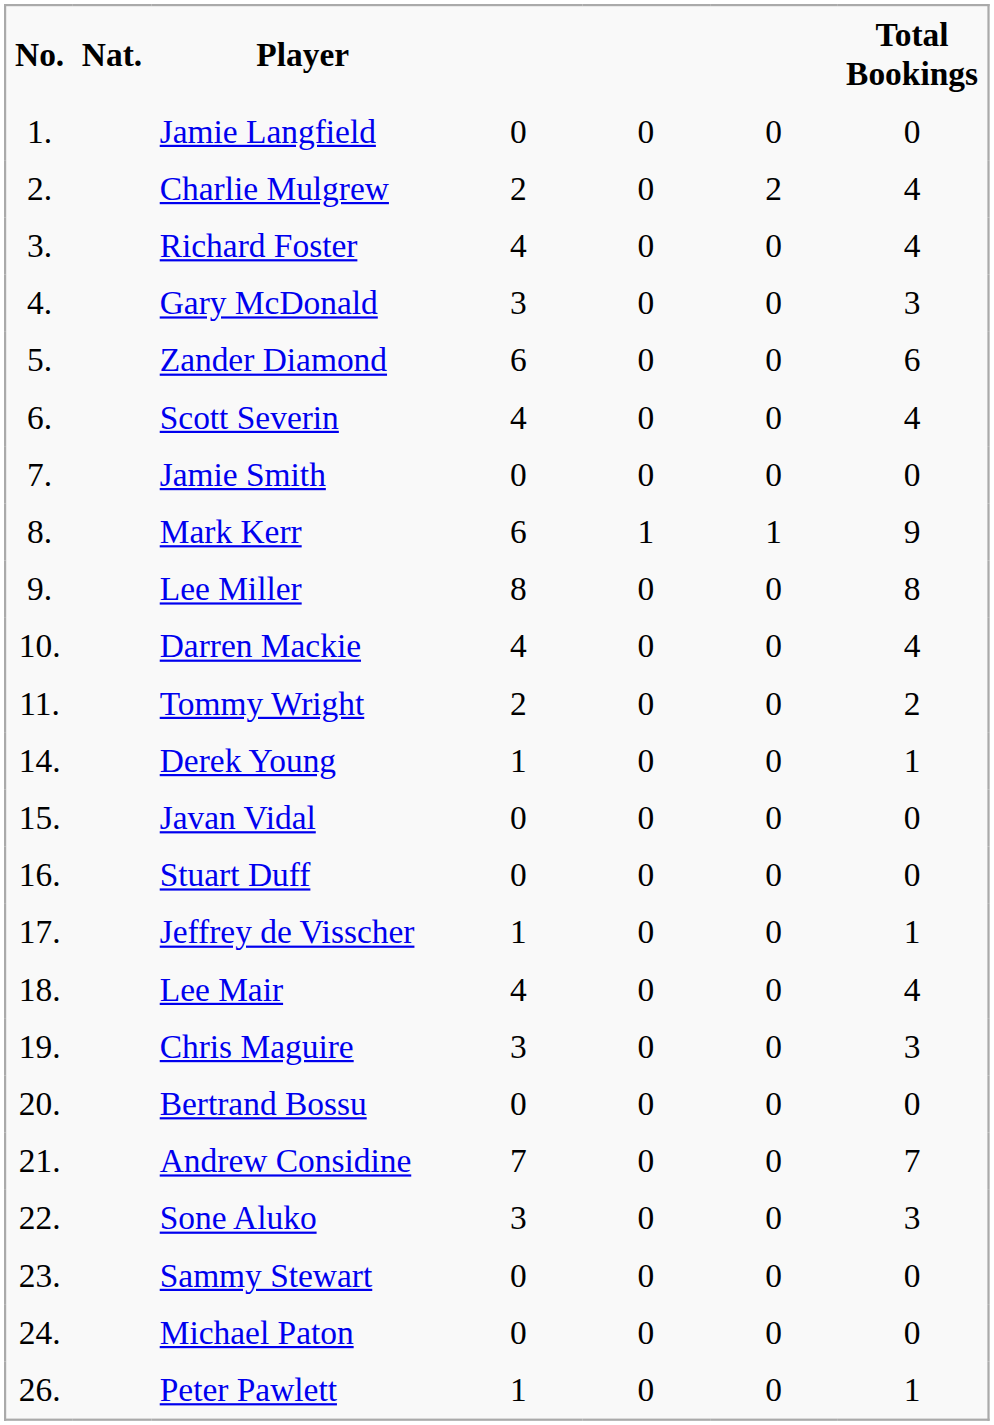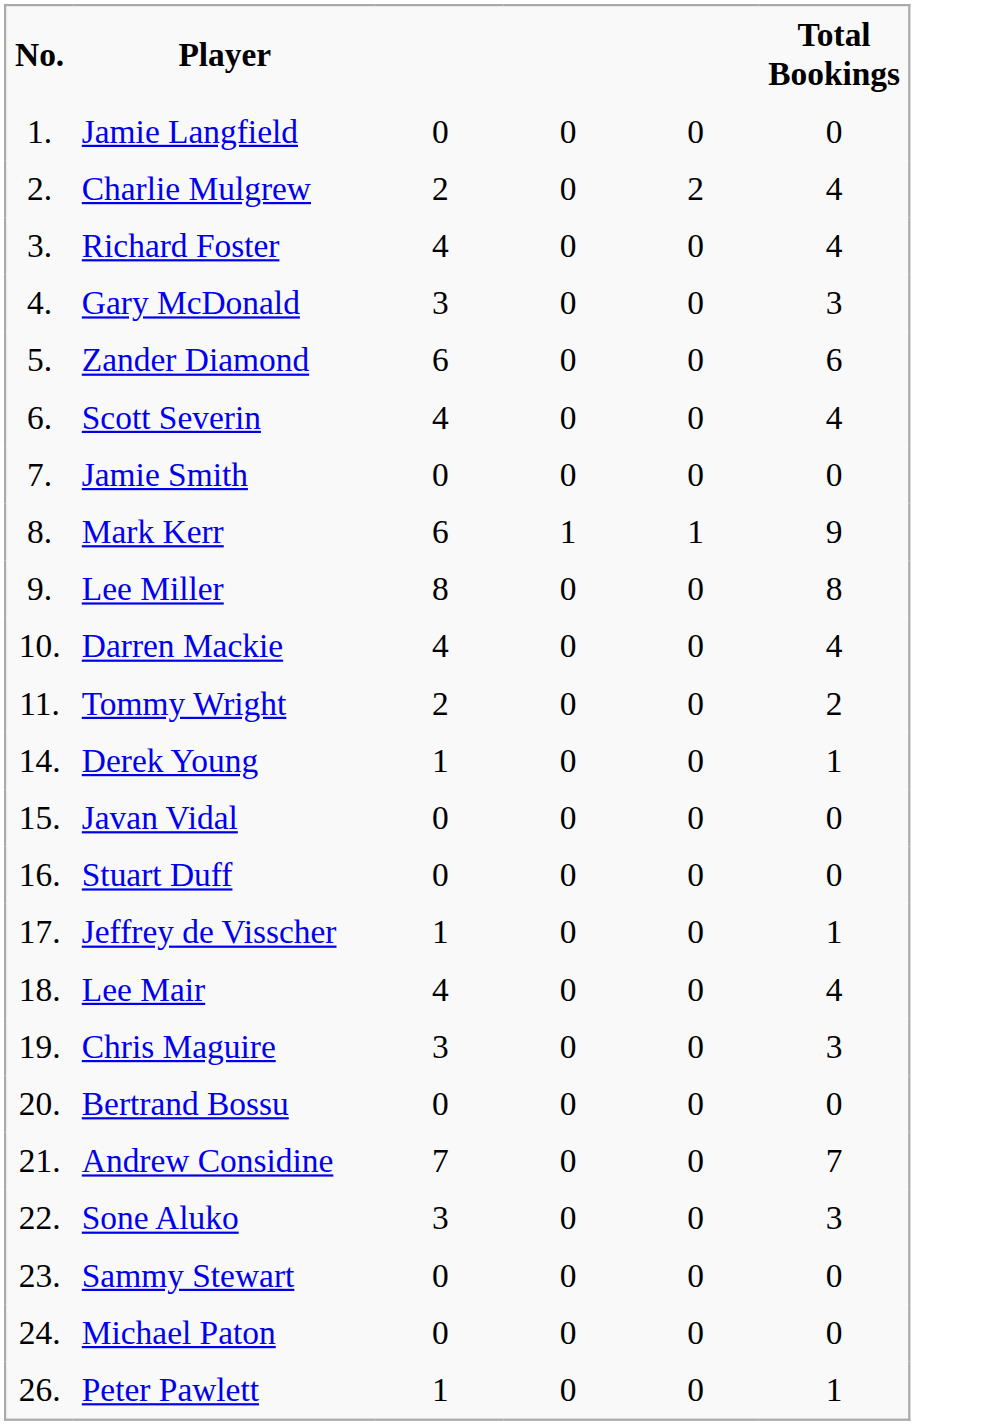- column: (112, 54)
